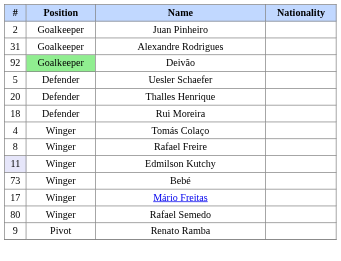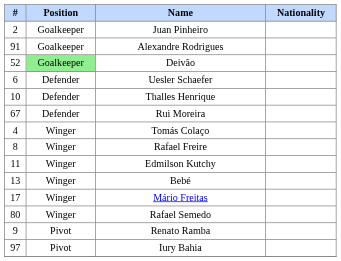(15, 46) 31 -> (15, 46) 91
(15, 63) 92 -> (15, 63) 52
(15, 80) 5 -> (15, 80) 6
(15, 96) 20 -> (15, 96) 10
(15, 113) 18 -> (15, 113) 67
(15, 164) lavender background -> (15, 164) no background
(15, 180) 73 -> (15, 180) 13
+ row: (180, 248)
